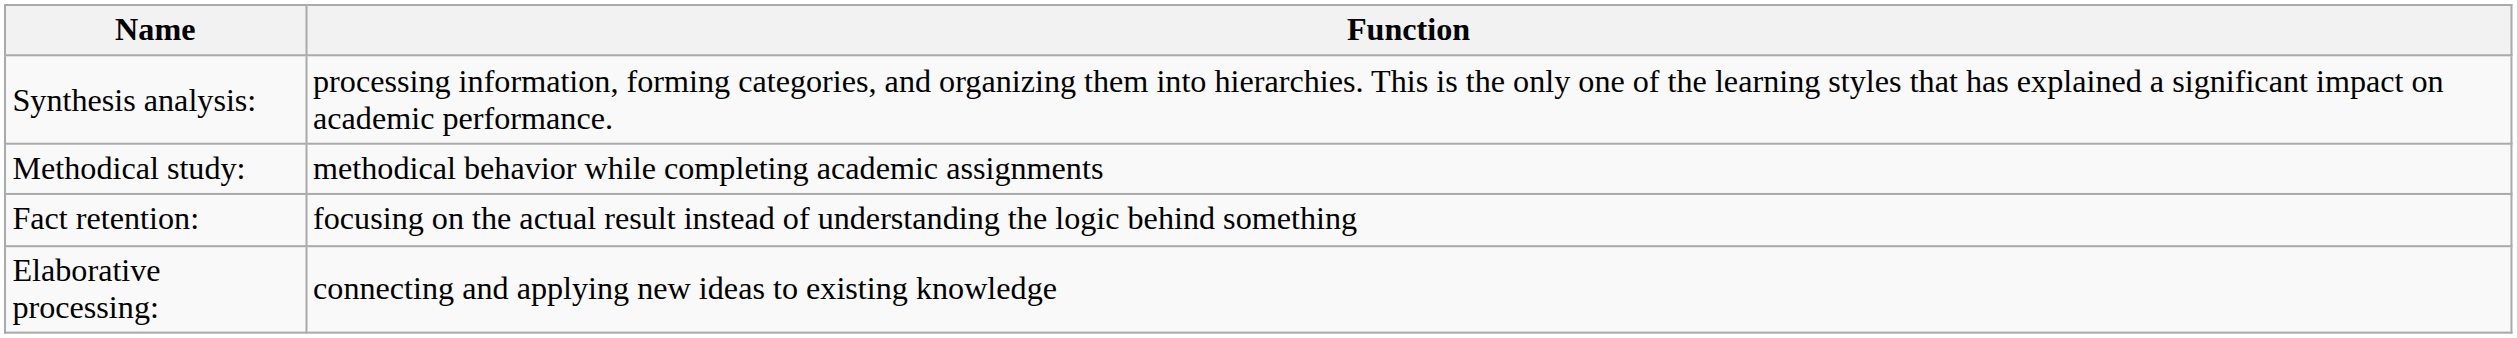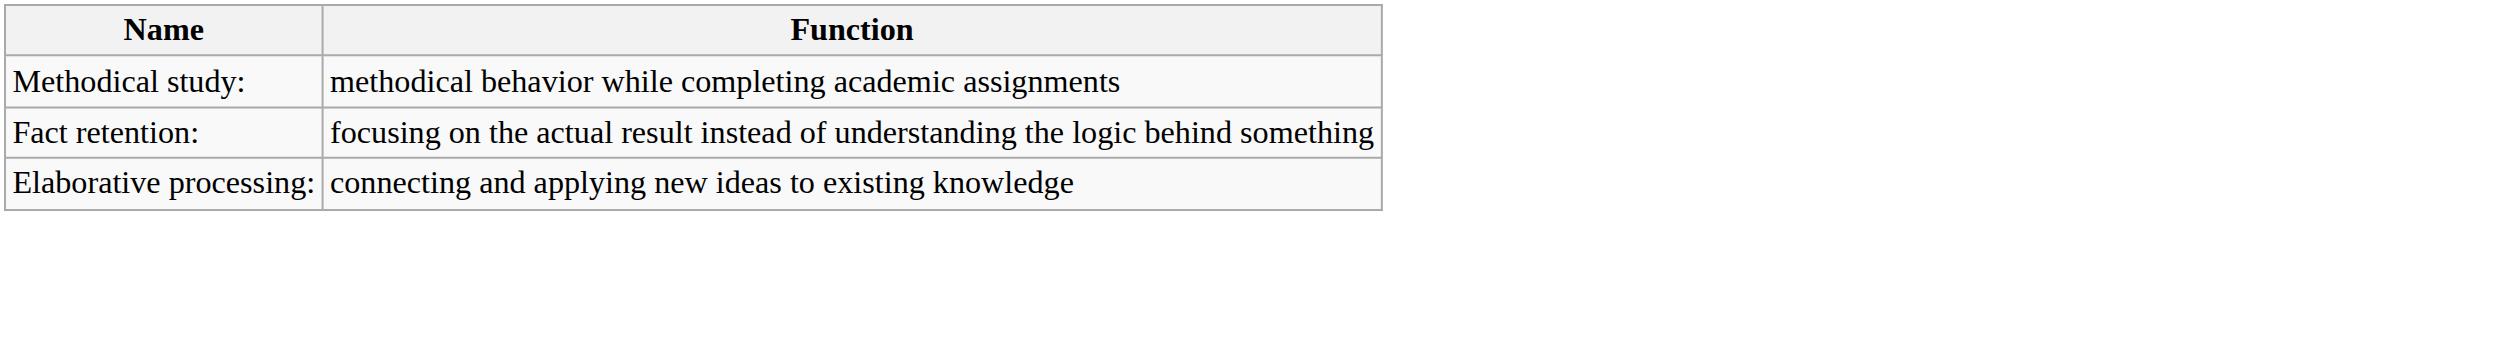- row: (134, 99)
